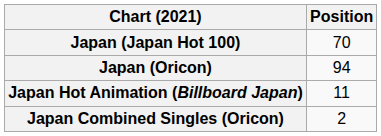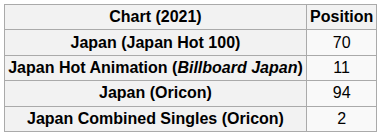rows swapped: (155, 93) <-> (155, 67)
